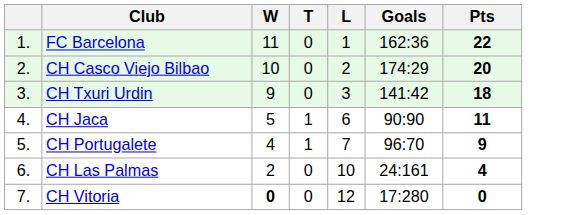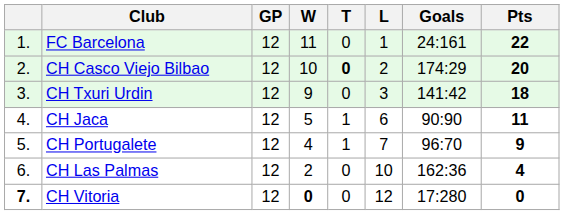+ column: (271, 17)
(404, 42) 162:36 -> (442, 42) 24:161
(308, 68) normal -> (346, 68) bold
(404, 171) 24:161 -> (442, 171) 162:36
(23, 196) normal -> (23, 196) bold
